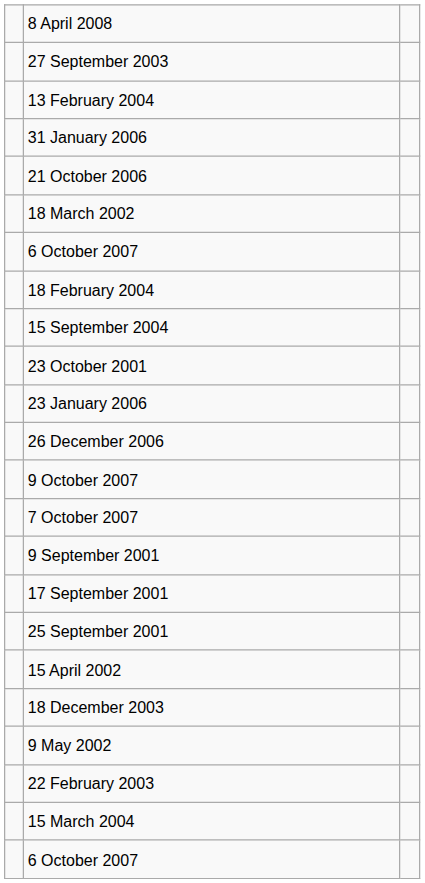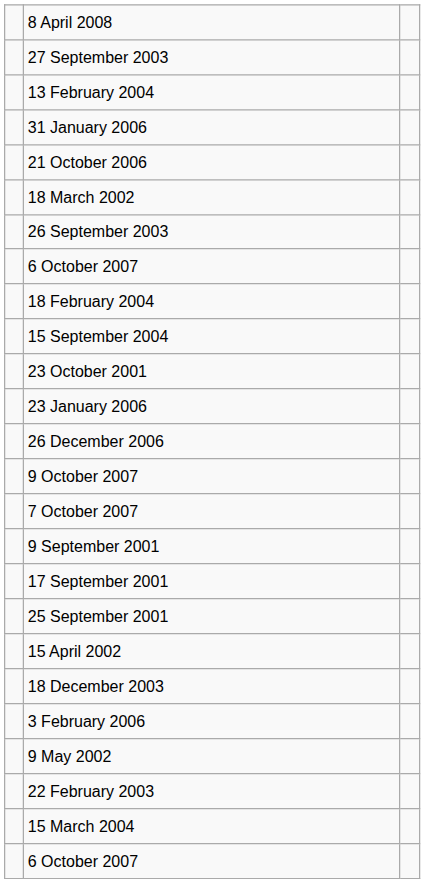+ row: (14, 232)
+ row: (14, 721)
